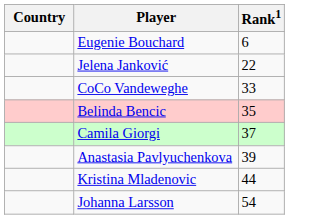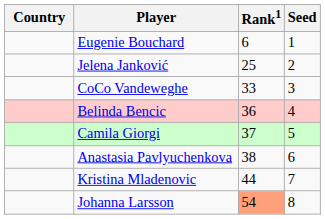+ column: (302, 17)
(249, 65) 22 -> (249, 65) 25
(249, 111) 35 -> (249, 111) 36
(249, 156) 39 -> (249, 156) 38
(249, 202) no background -> (249, 202) lightsalmon background
